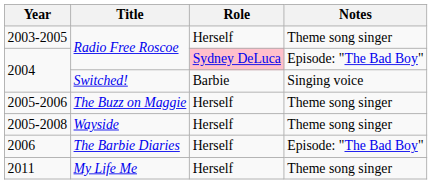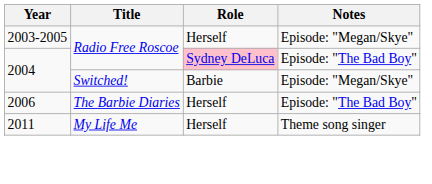(340, 37) Theme song singer -> (347, 37) Episode: "Megan/Skye"
(325, 80) Singing voice -> (347, 80) Episode: "Megan/Skye"
- row: (37, 102)
- row: (37, 124)
